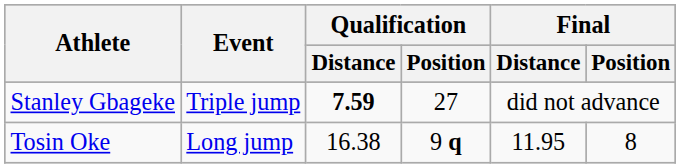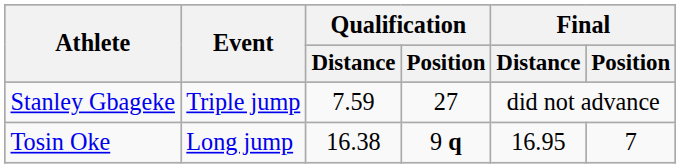(353, 102) bold -> (353, 102) normal
(538, 142) 11.95 -> (538, 142) 16.95
(631, 142) 8 -> (631, 142) 7
